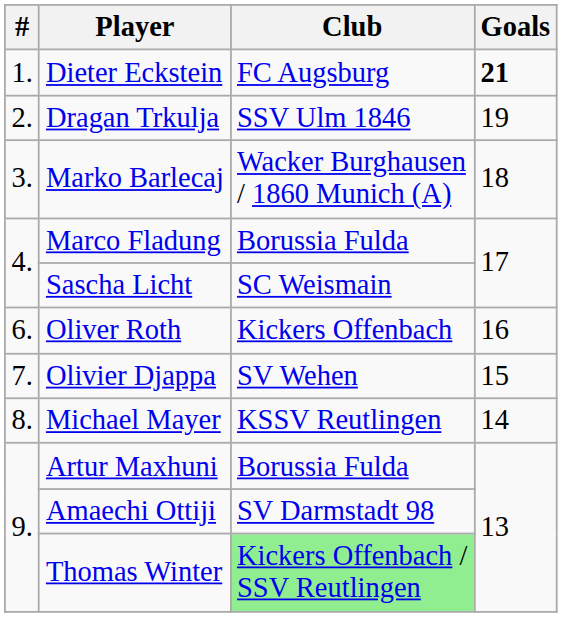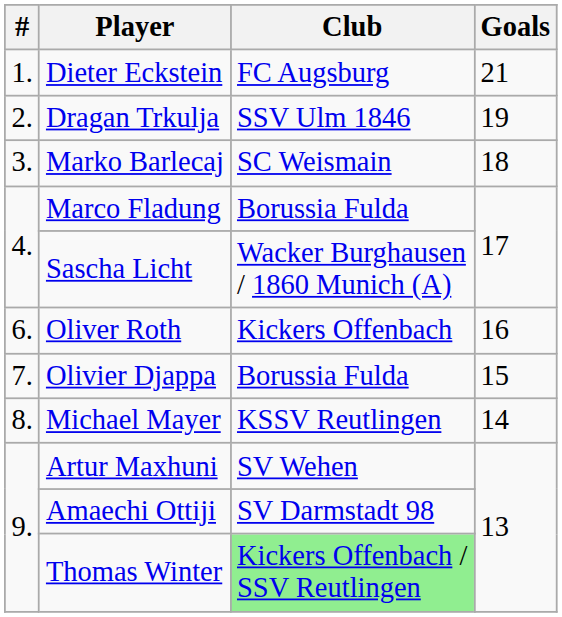(495, 72) bold -> (495, 72) normal
(351, 178) Wacker Burghausen / 1860 Munich (A) -> (314, 162) SC Weismain
(314, 284) SC Weismain -> (351, 268) Wacker Burghausen / 1860 Munich (A)
(297, 375) SV Wehen -> (323, 375) Borussia Fulda
(323, 465) Borussia Fulda -> (297, 465) SV Wehen
